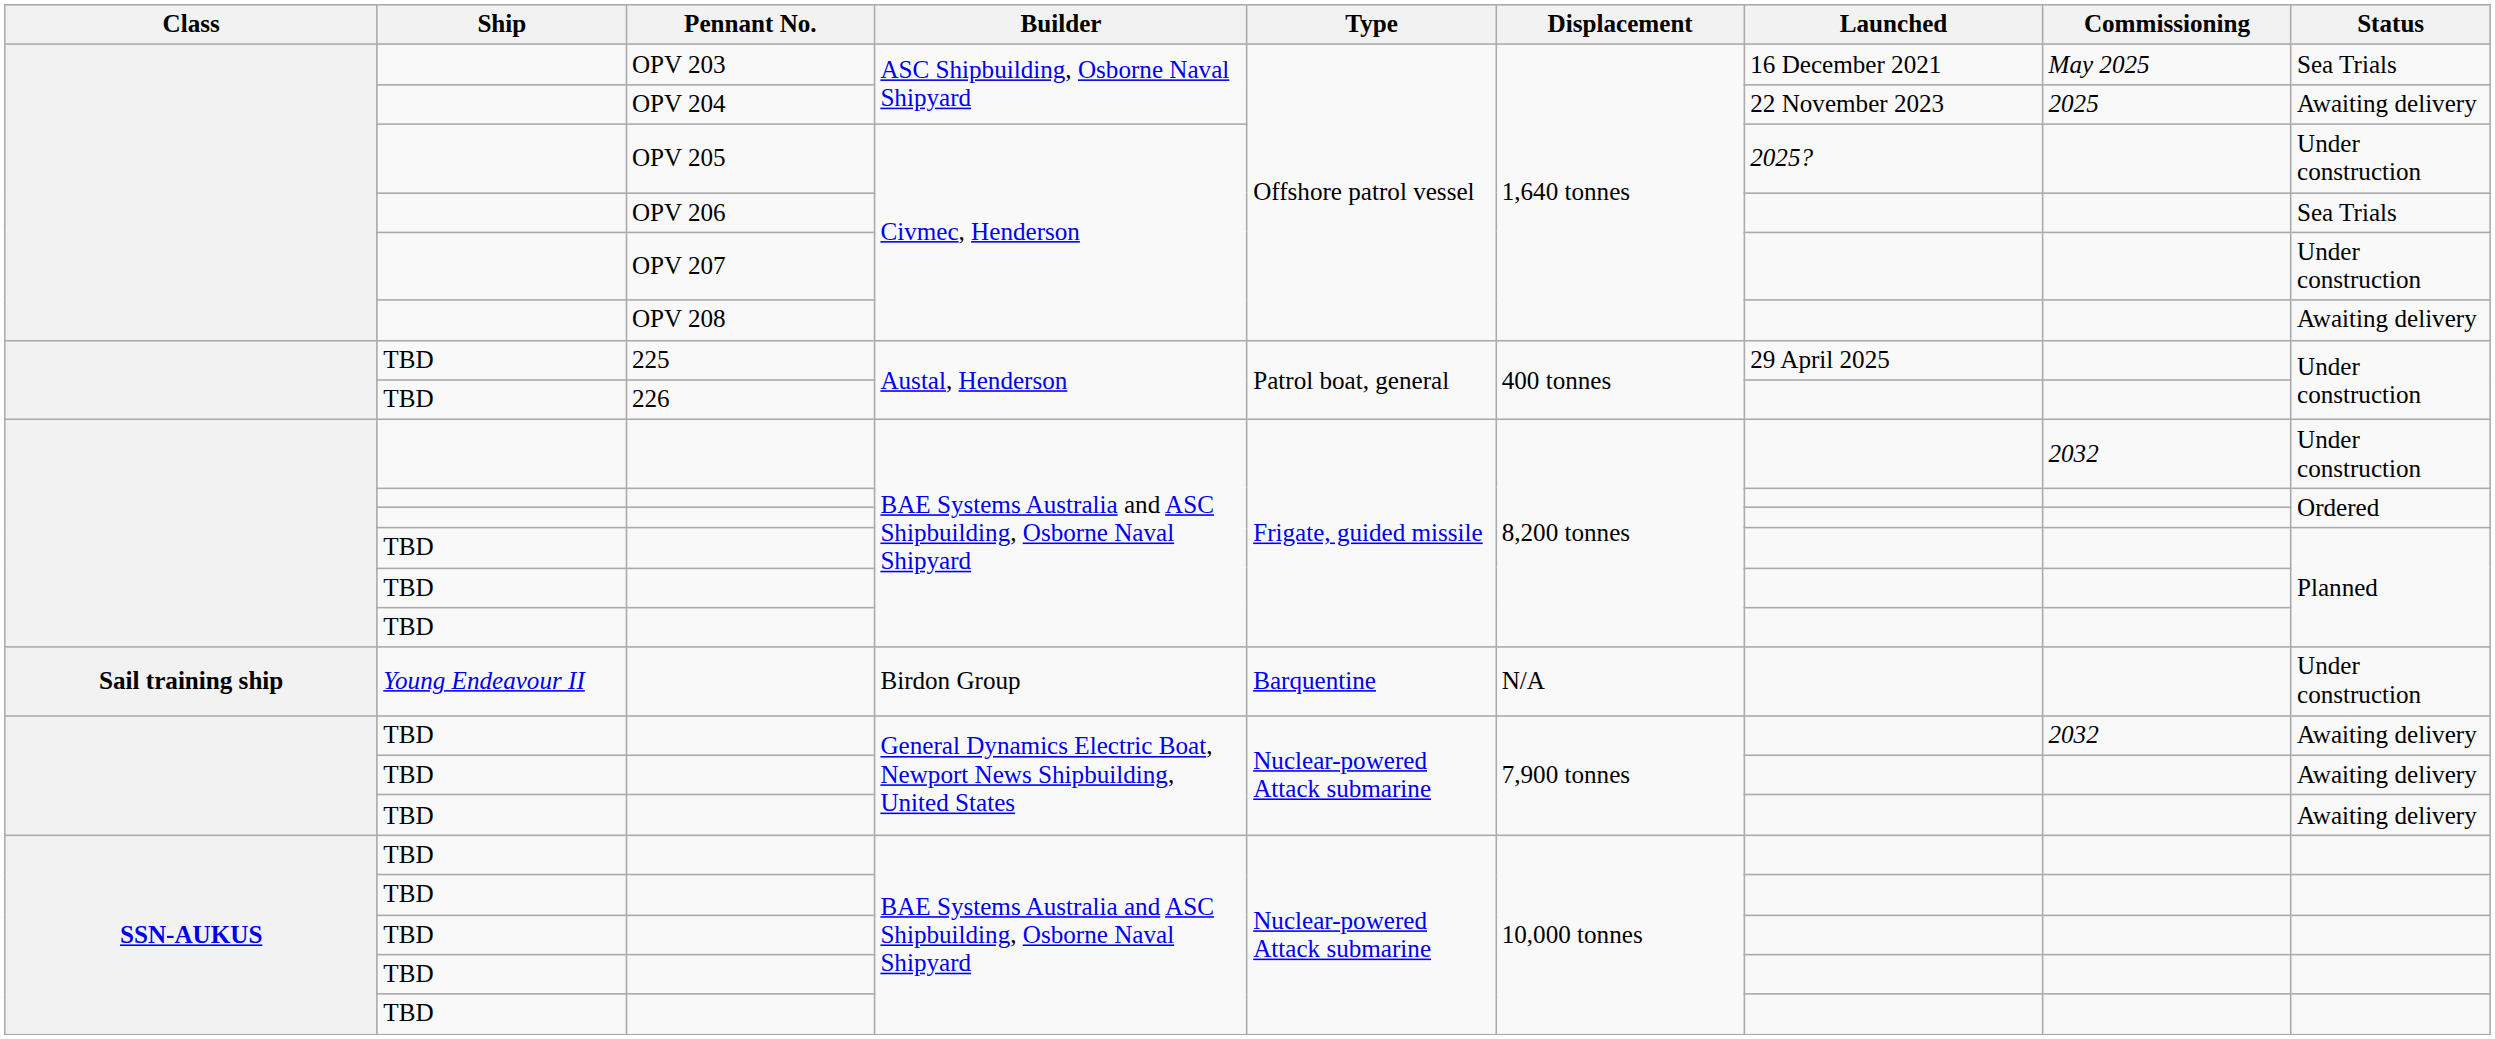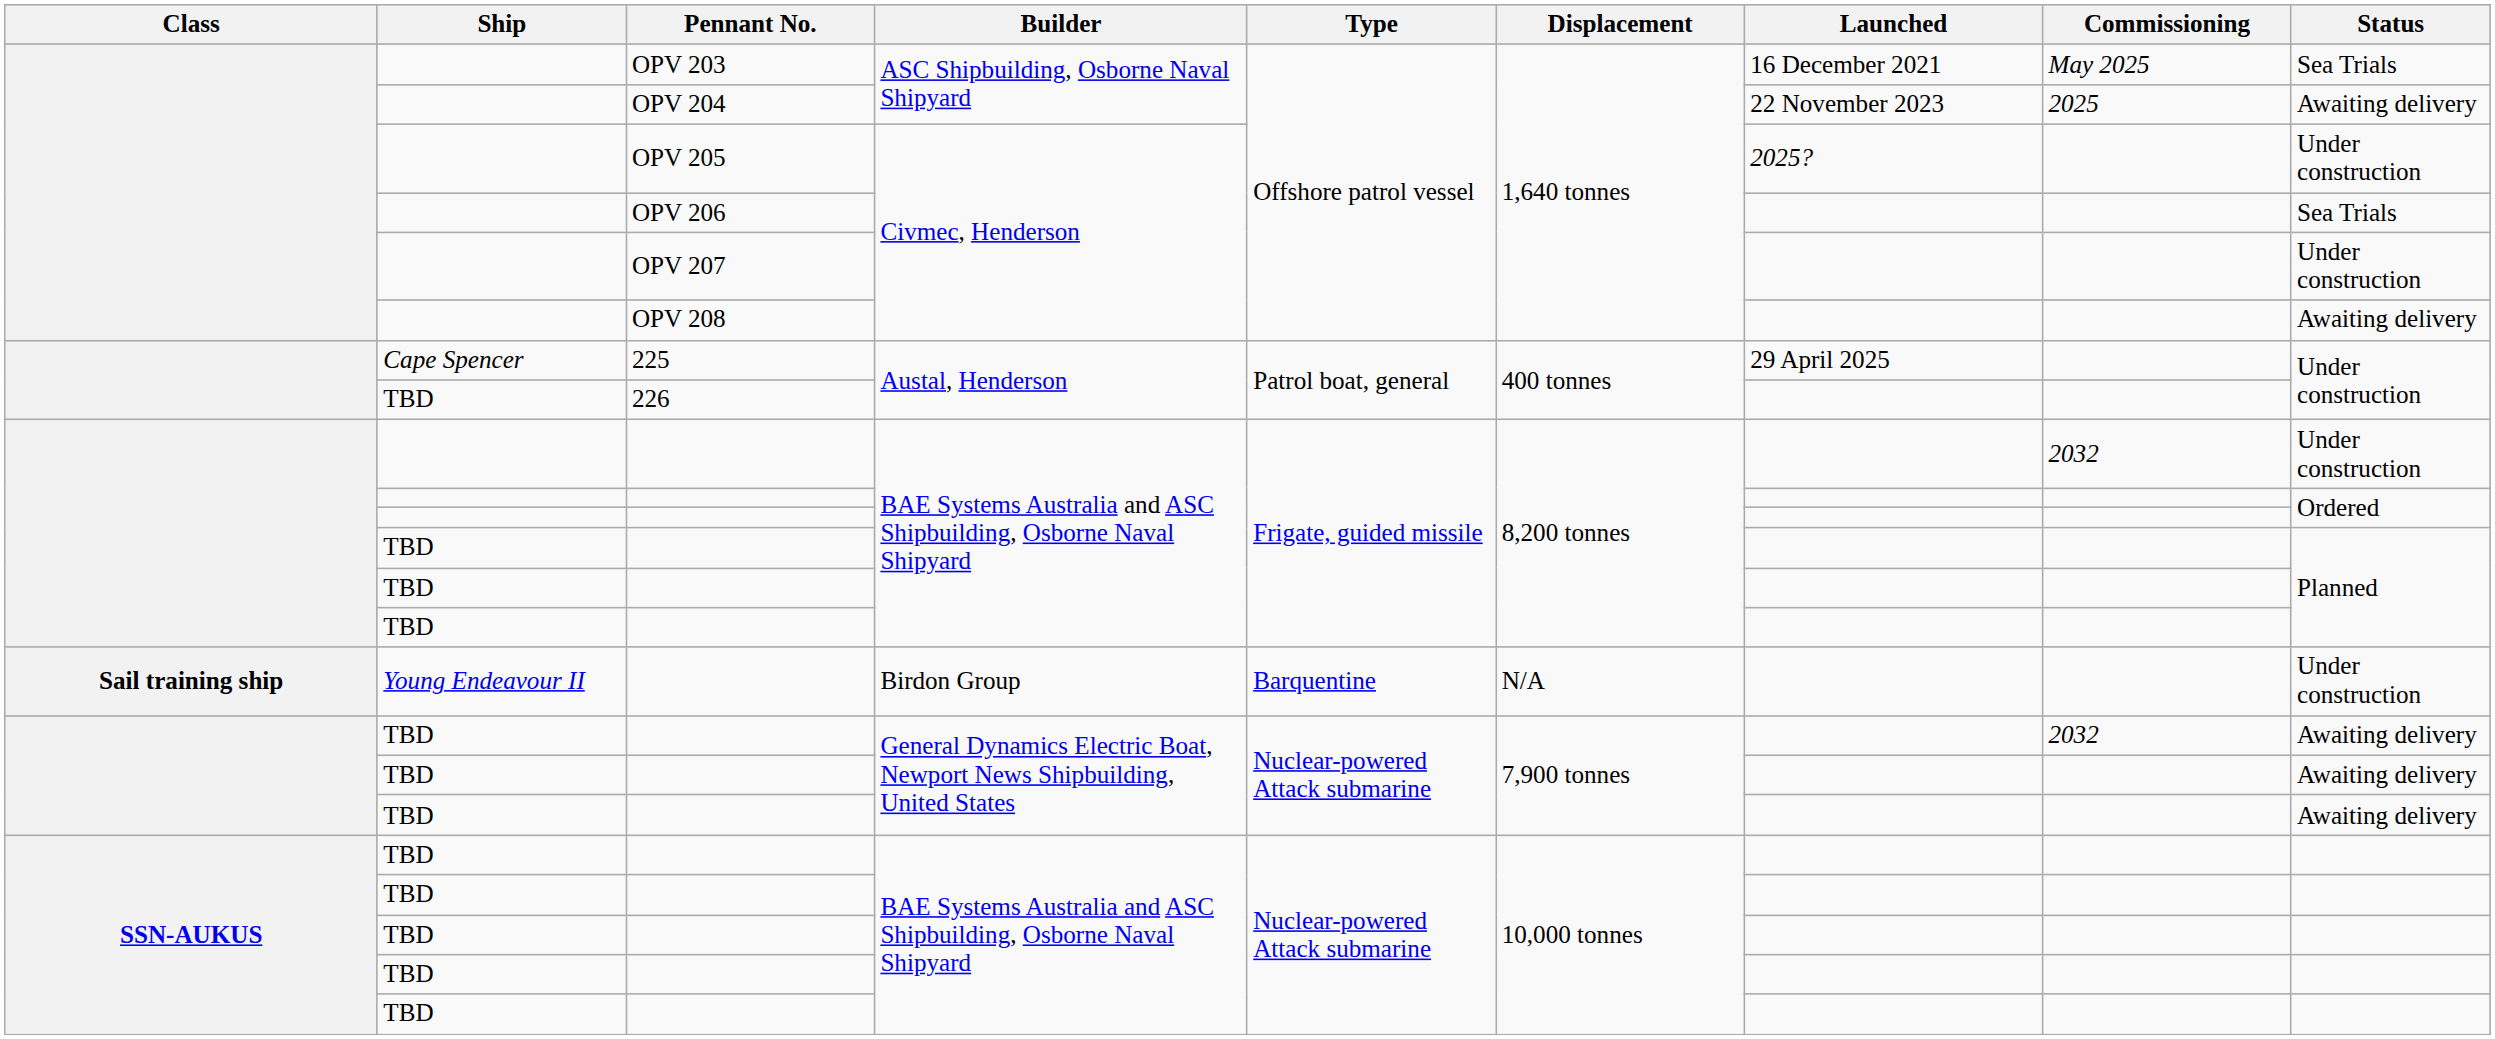(408, 359) TBD -> (453, 359) Cape Spencer
